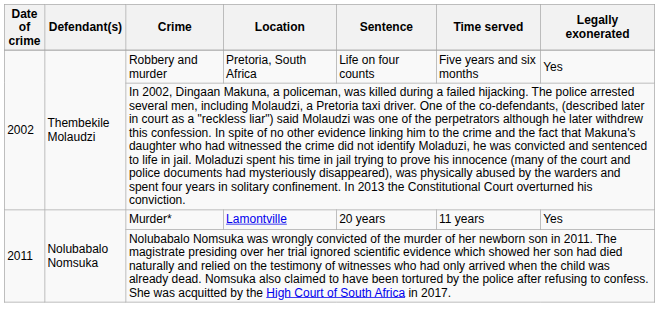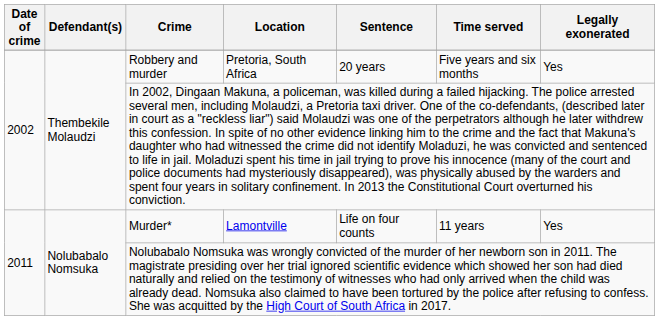(369, 66) Life on four counts -> (362, 66) 20 years
(362, 219) 20 years -> (369, 226) Life on four counts
